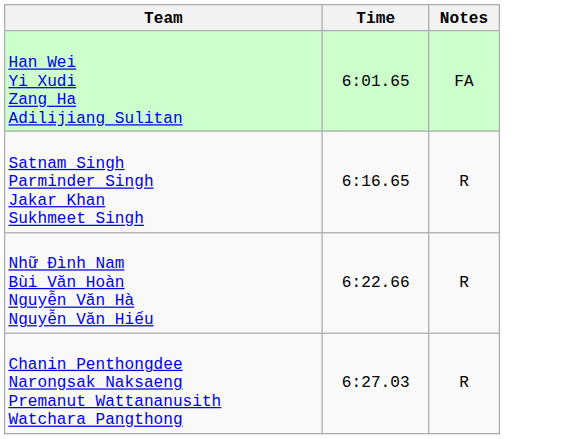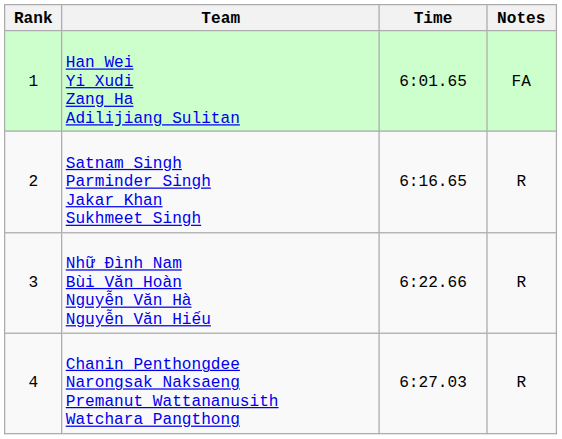+ column: (33, 18)
